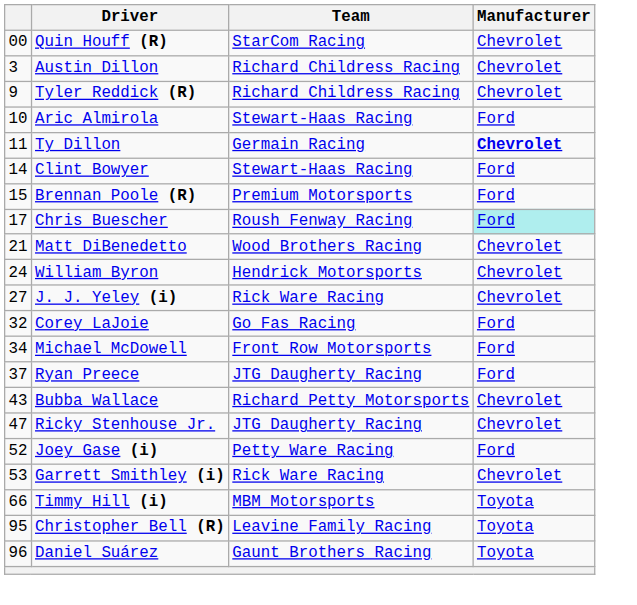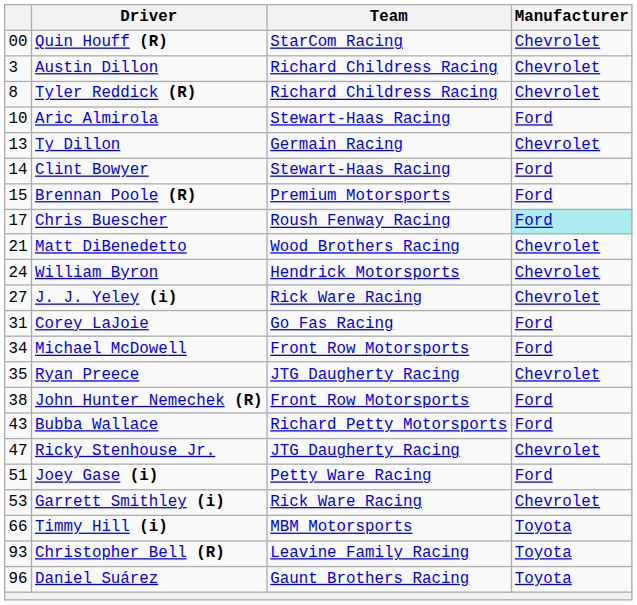(13, 94) 9 -> (13, 94) 8
(18, 145) 11 -> (18, 145) 13
(520, 145) bold -> (558, 145) normal
(18, 324) 32 -> (18, 324) 31
(18, 375) 37 -> (18, 375) 35
(496, 375) Ford -> (558, 375) Chevrolet
+ row: (149, 401)
(520, 401) Chevrolet -> (534, 426) Ford
(18, 452) 52 -> (18, 477) 51
(18, 528) 95 -> (18, 554) 93
